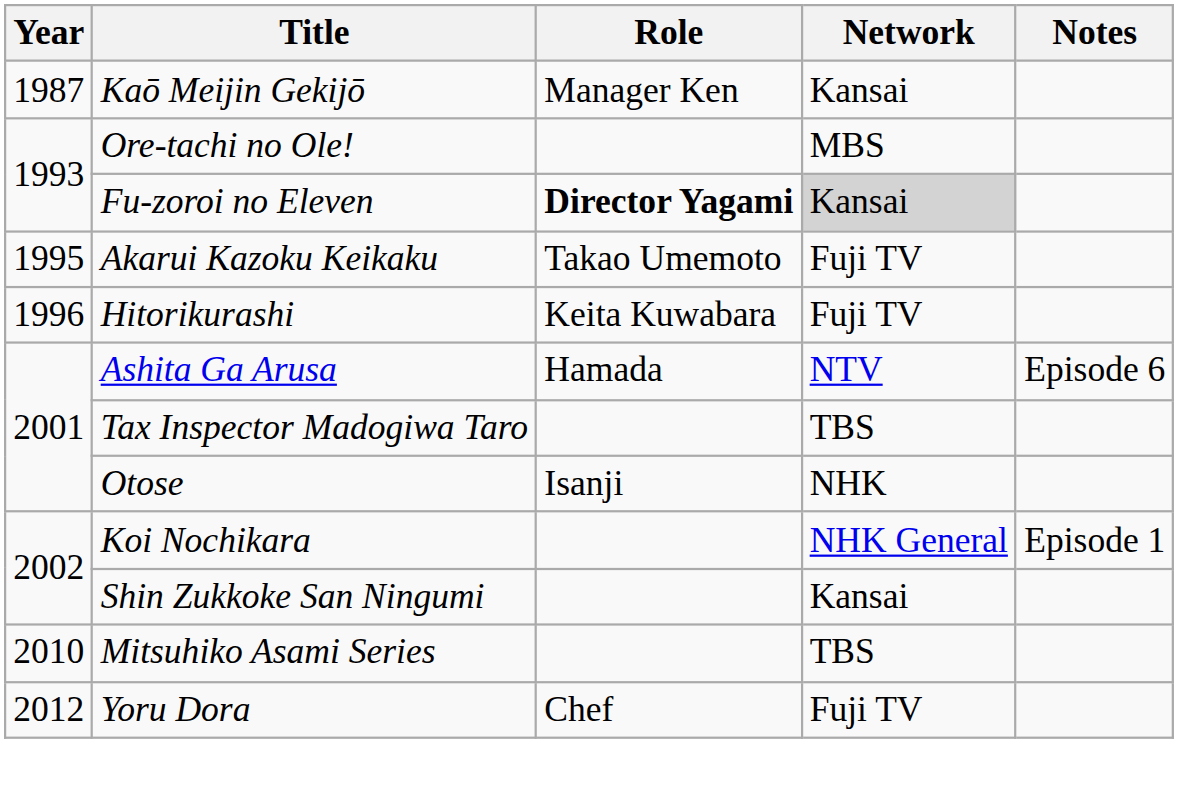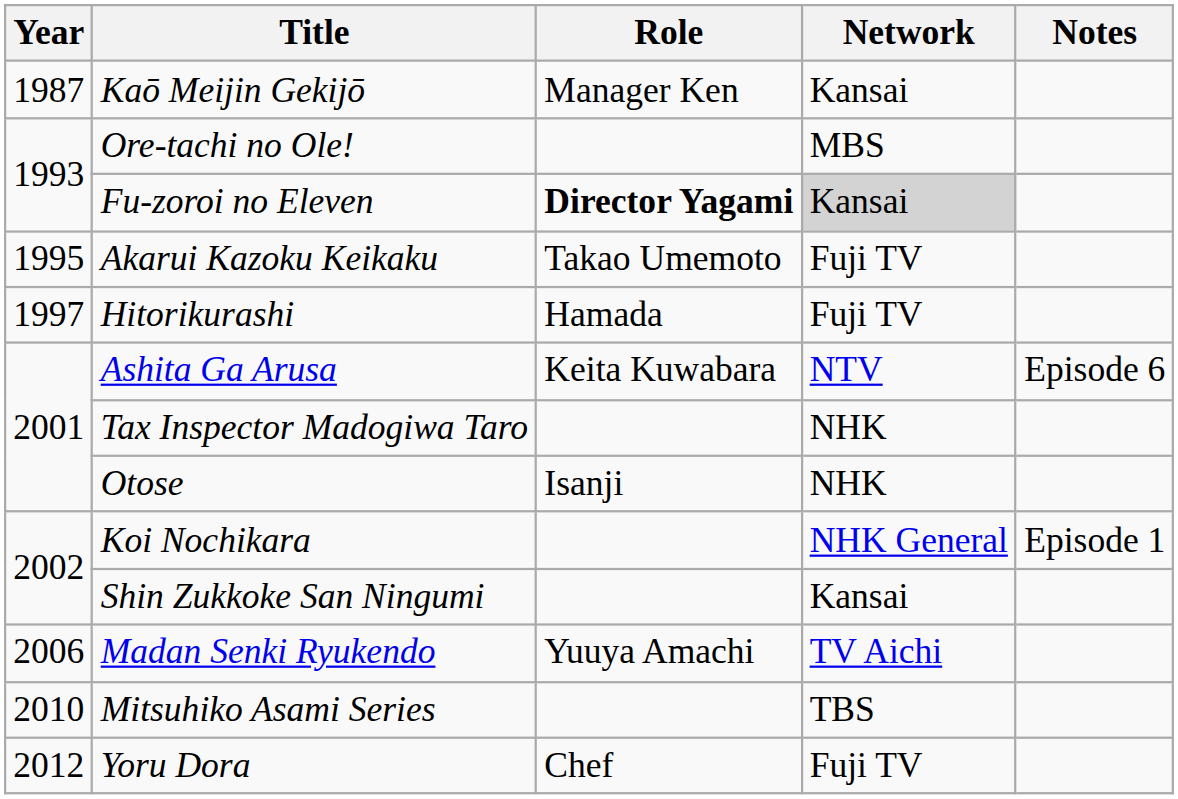(49, 314) 1996 -> (49, 314) 1997
(660, 314) Keita Kuwabara -> (604, 314) Hamada
(604, 370) Hamada -> (660, 370) Keita Kuwabara
(842, 426) TBS -> (848, 426) NHK
+ row: (268, 652)
